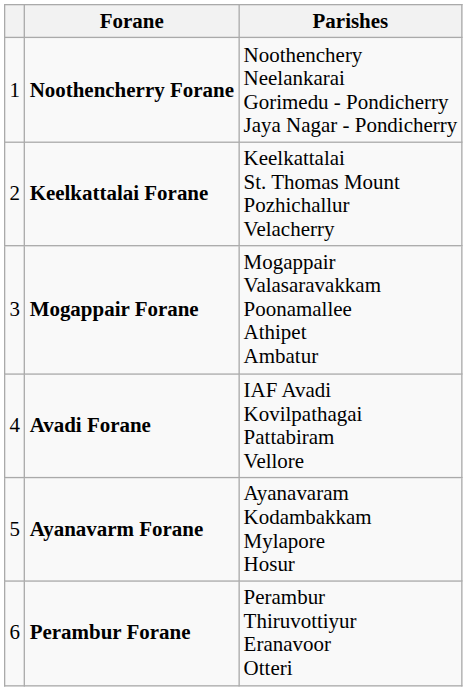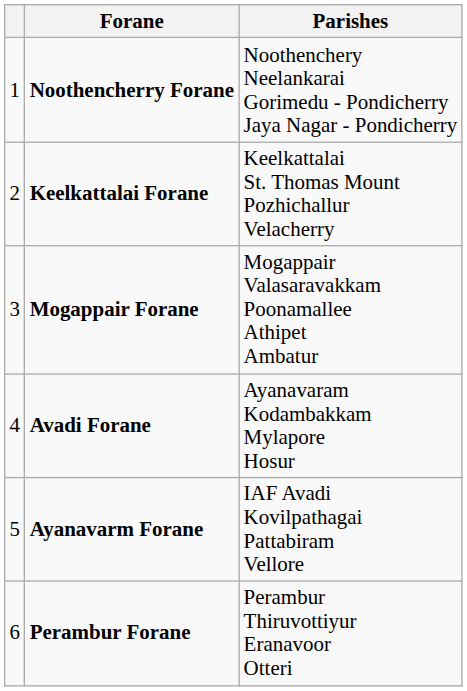(303, 425) IAF Avadi Kovilpathagai Pattabiram Vellore -> (308, 425) Ayanavaram Kodambakkam Mylapore Hosur
(308, 529) Ayanavaram Kodambakkam Mylapore Hosur -> (303, 529) IAF Avadi Kovilpathagai Pattabiram Vellore
